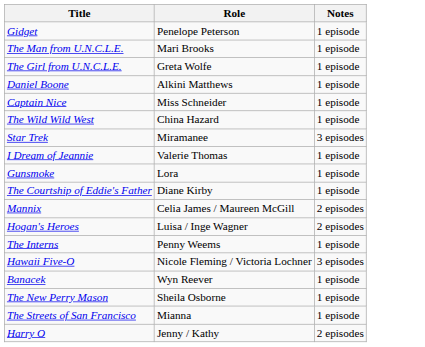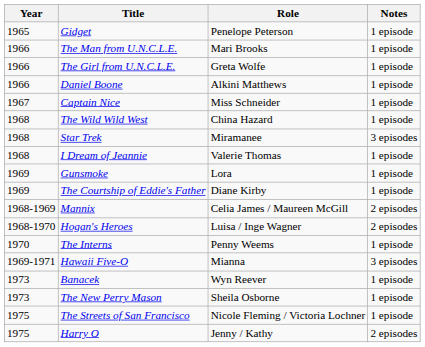+ column: (31, 13)
(234, 262) Nicole Fleming / Victoria Lochner -> (228, 262) Mianna
(174, 315) Mianna -> (288, 315) Nicole Fleming / Victoria Lochner
